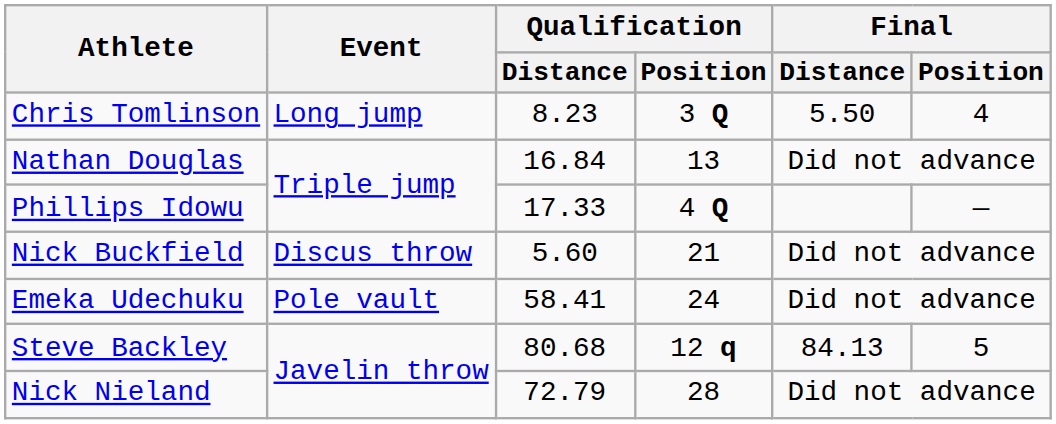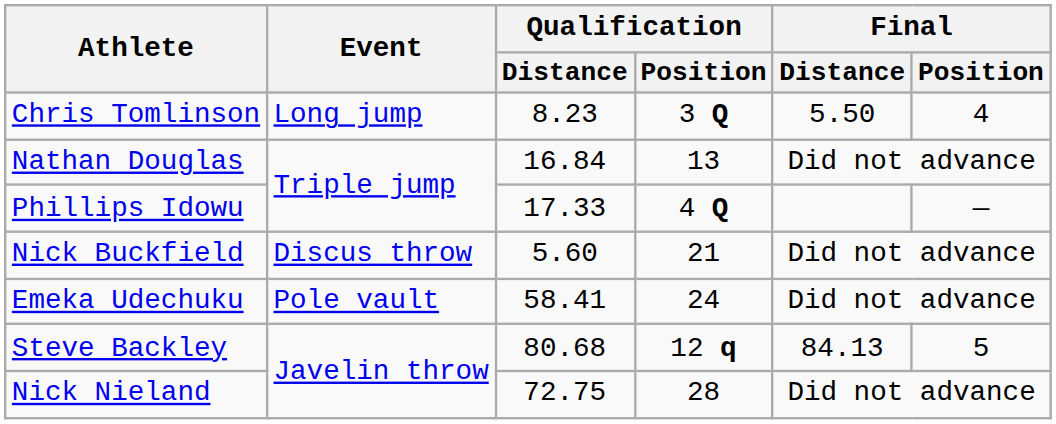(565, 394) 72.79 -> (565, 394) 72.75
